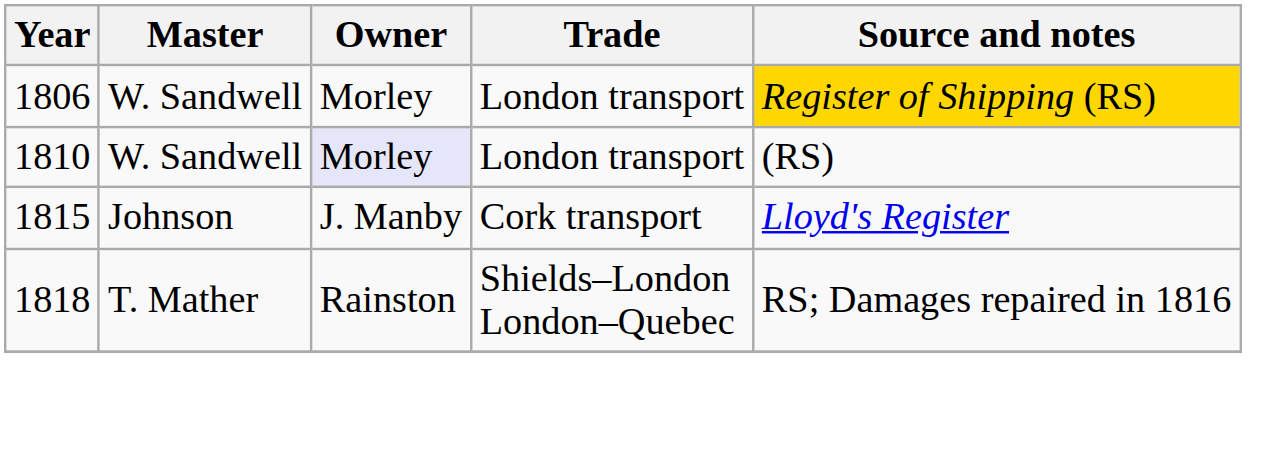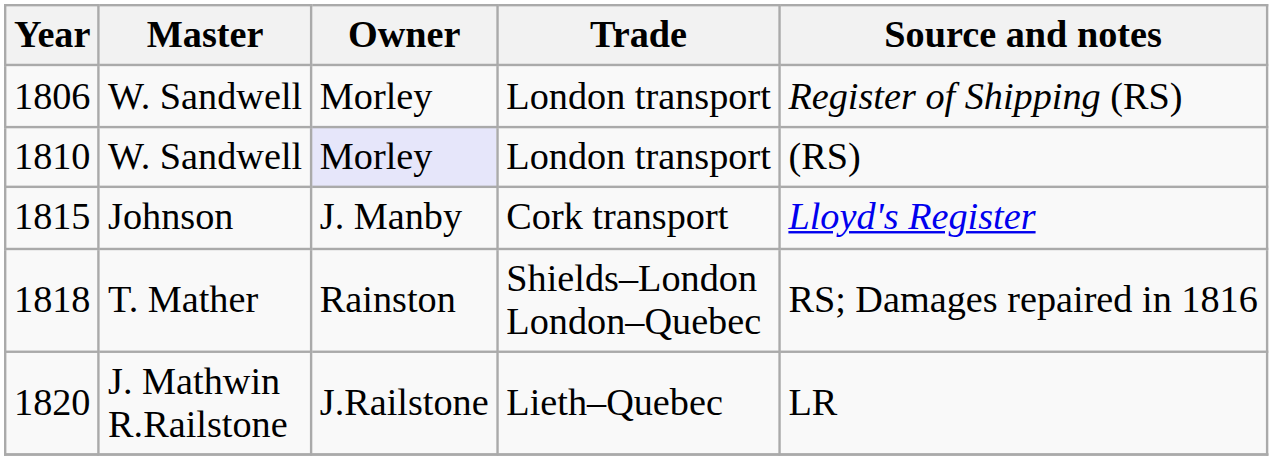(959, 95) gold background -> (985, 95) no background
+ row: (52, 402)
